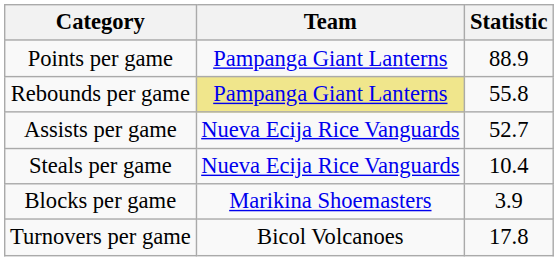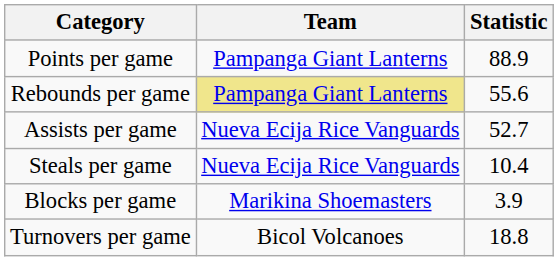(509, 93) 55.8 -> (509, 93) 55.6
(509, 237) 17.8 -> (509, 237) 18.8
